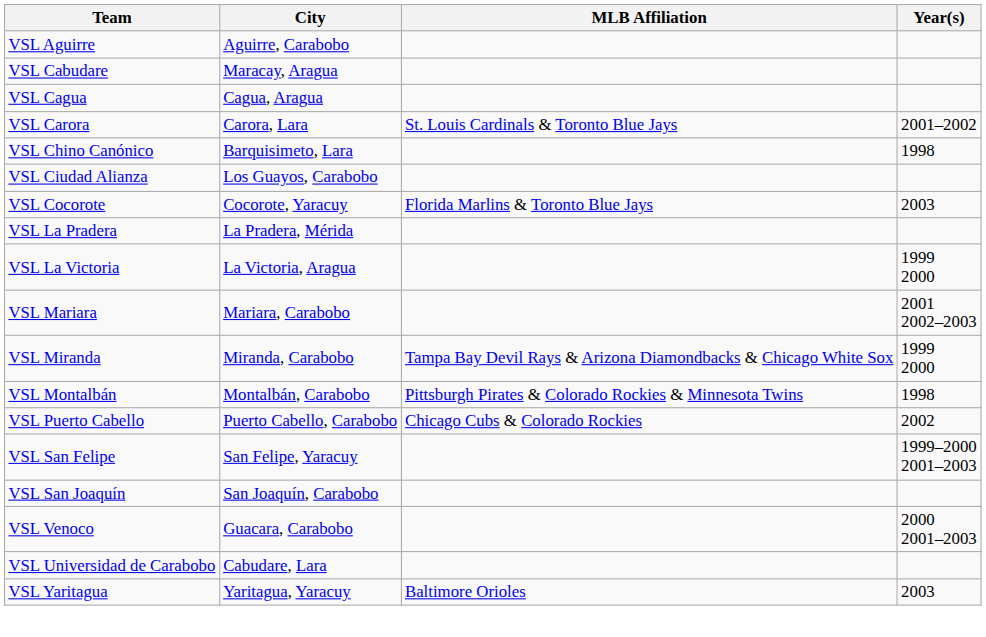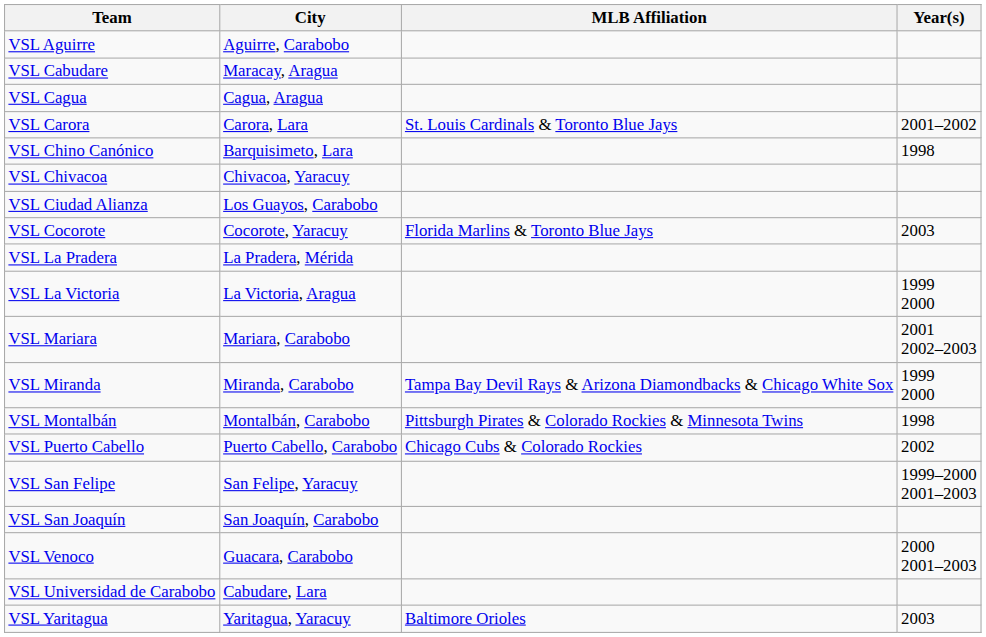+ row: (58, 177)
